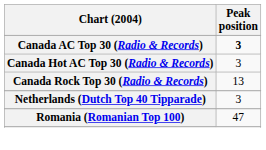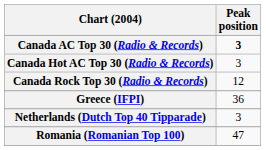(238, 81) 13 -> (238, 81) 12
+ row: (110, 99)
